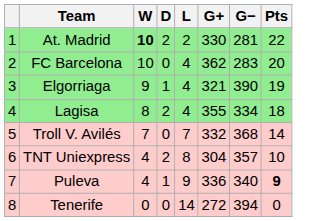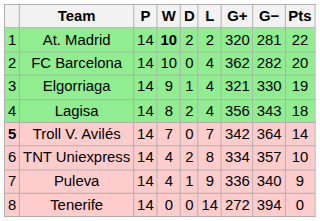+ column: (145, 16)
(214, 39) 330 -> (237, 39) 320
(246, 63) 283 -> (269, 63) 282
(246, 87) 390 -> (269, 87) 330
(214, 110) 355 -> (237, 110) 356
(246, 110) 334 -> (269, 110) 343
(12, 134) normal -> (12, 134) bold
(214, 134) 332 -> (237, 134) 342
(246, 134) 368 -> (269, 134) 364
(214, 157) 304 -> (237, 157) 334
(277, 181) bold -> (300, 181) normal
